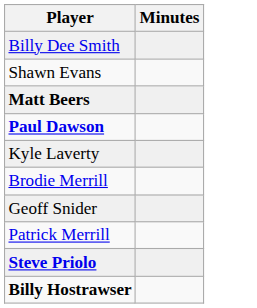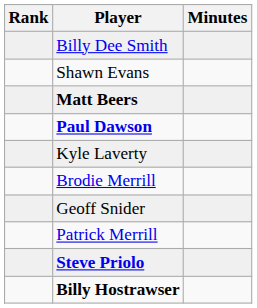+ column: (28, 18)
